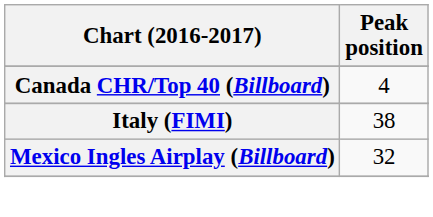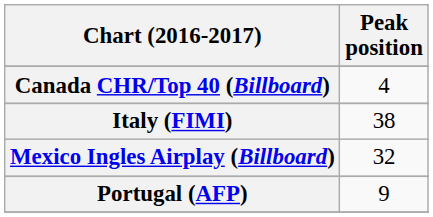+ row: (172, 193)
